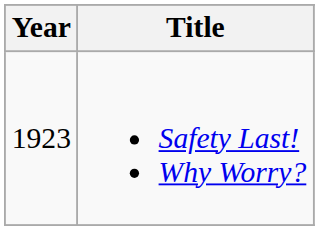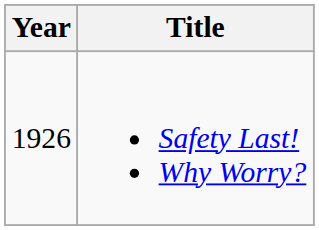(41, 137) 1923 -> (41, 137) 1926
